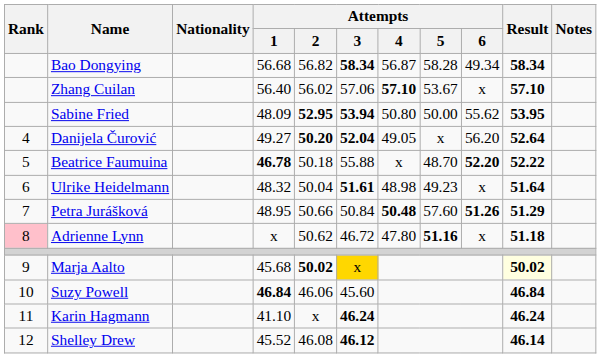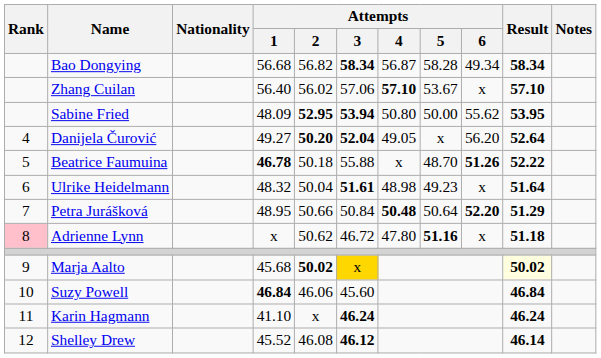(482, 162) 52.20 -> (482, 162) 51.26
(441, 211) 57.60 -> (441, 211) 50.64
(482, 211) 51.26 -> (482, 211) 52.20
